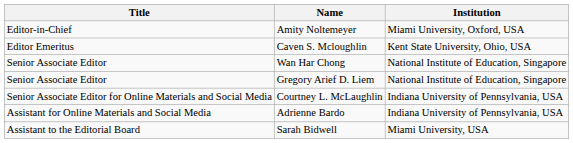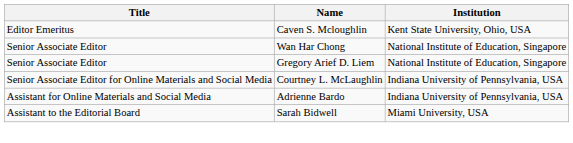- row: (316, 29)
